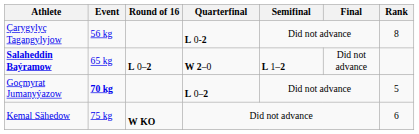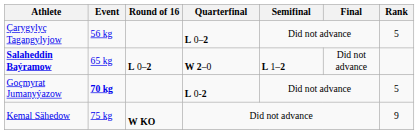(196, 40) L 0-2 -> (196, 40) L 0–2
(397, 34) 8 -> (397, 34) 5
(196, 94) L 0–2 -> (196, 94) L 0-2
(397, 116) 6 -> (397, 116) 9
